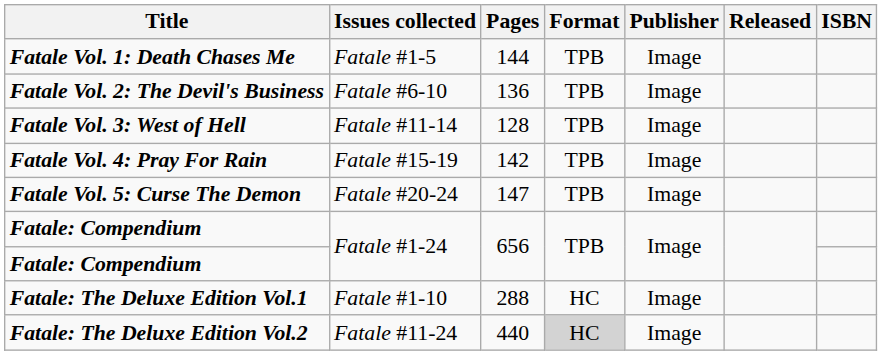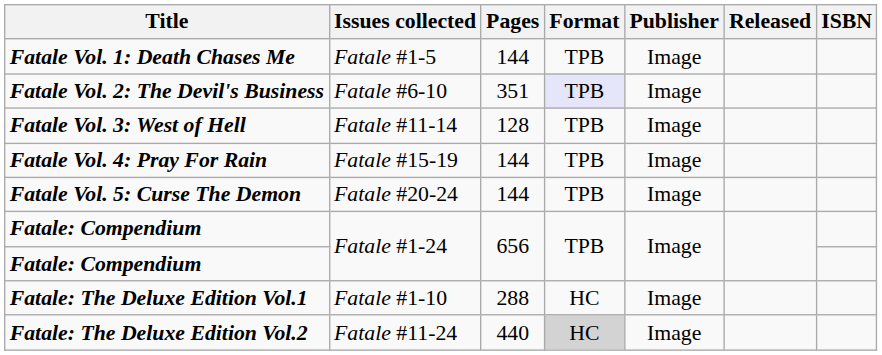(513, 90) 136 -> (513, 90) 351
(584, 90) no background -> (584, 90) lavender background
(513, 159) 142 -> (513, 159) 144
(513, 194) 147 -> (513, 194) 144
